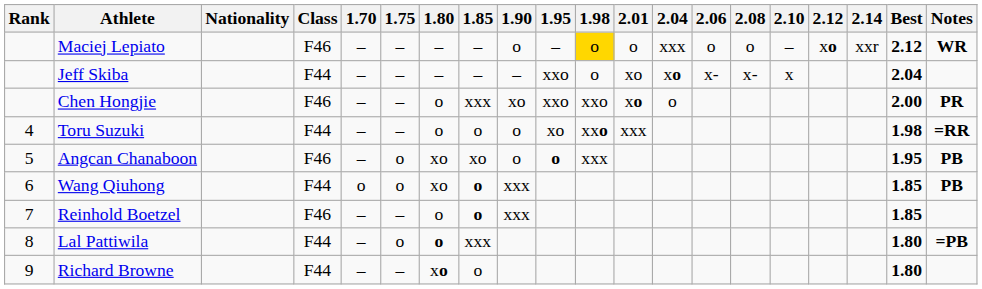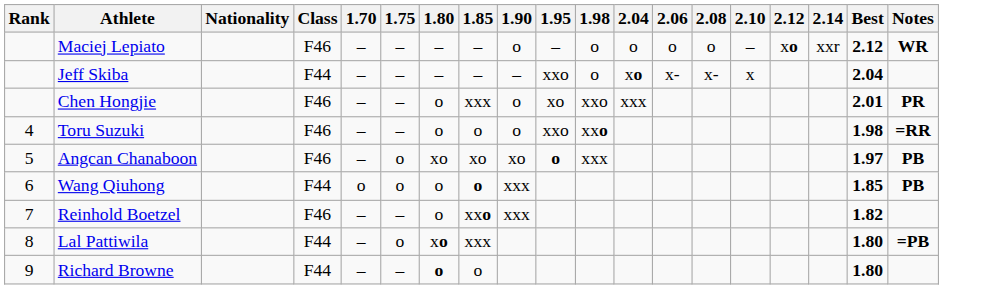- column: (633, 18)
(595, 46) gold background -> (595, 46) no background
(672, 46) xxx -> (633, 46) o
(517, 102) xo -> (517, 102) o
(556, 102) xxo -> (556, 102) xo
(672, 102) o -> (633, 102) xxx
(907, 102) 2.00 -> (868, 102) 2.01
(317, 130) F44 -> (317, 130) F46
(556, 130) xo -> (556, 130) xxo
(517, 158) o -> (517, 158) xo
(907, 158) 1.95 -> (868, 158) 1.97
(439, 185) xo -> (439, 185) o
(478, 213) o -> (478, 213) xxo
(907, 213) 1.85 -> (868, 213) 1.82
(439, 241) o -> (439, 241) xo
(439, 269) xo -> (439, 269) o
